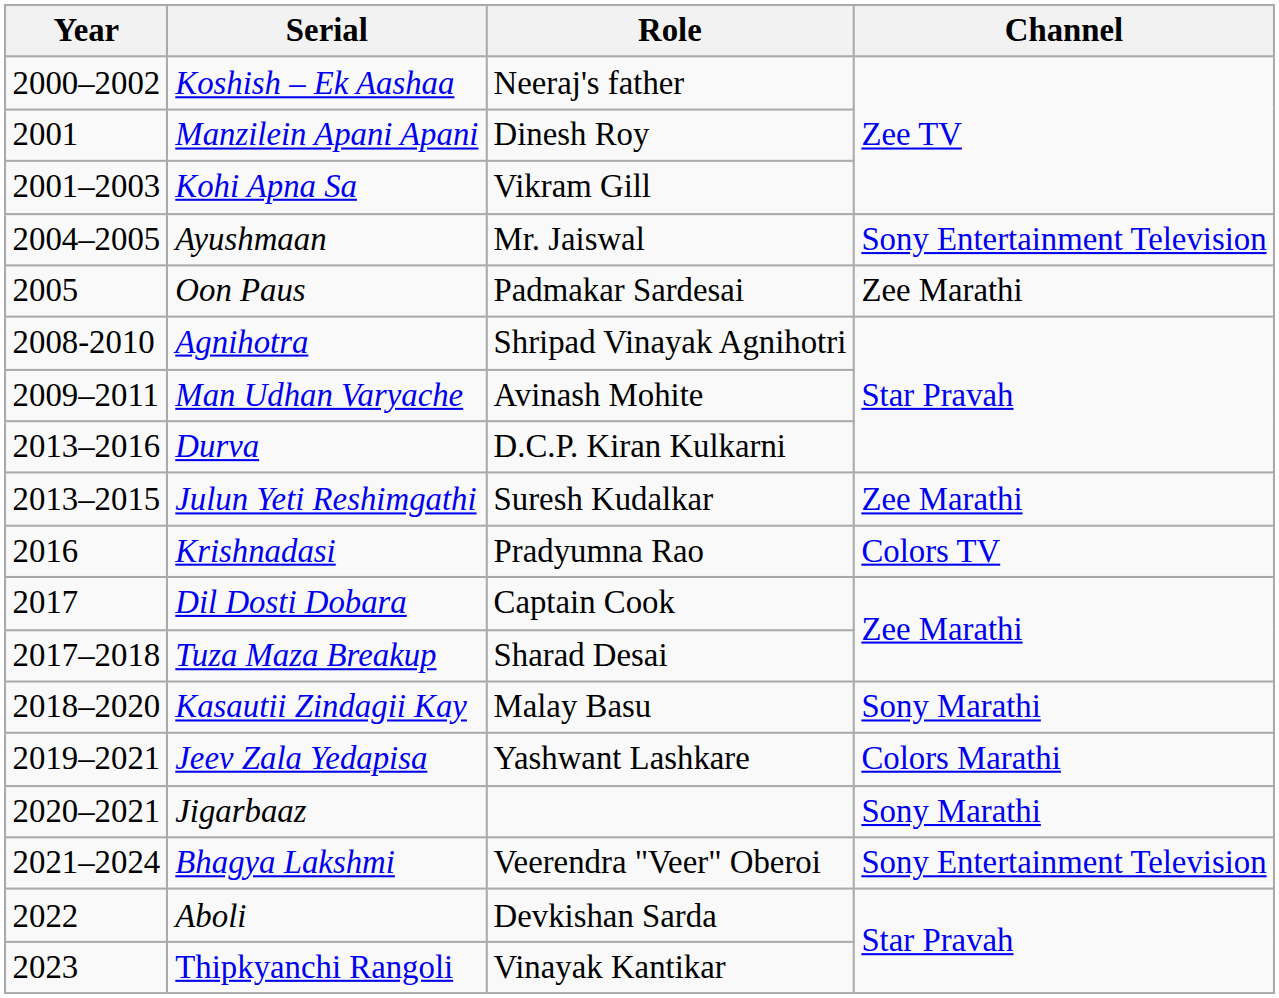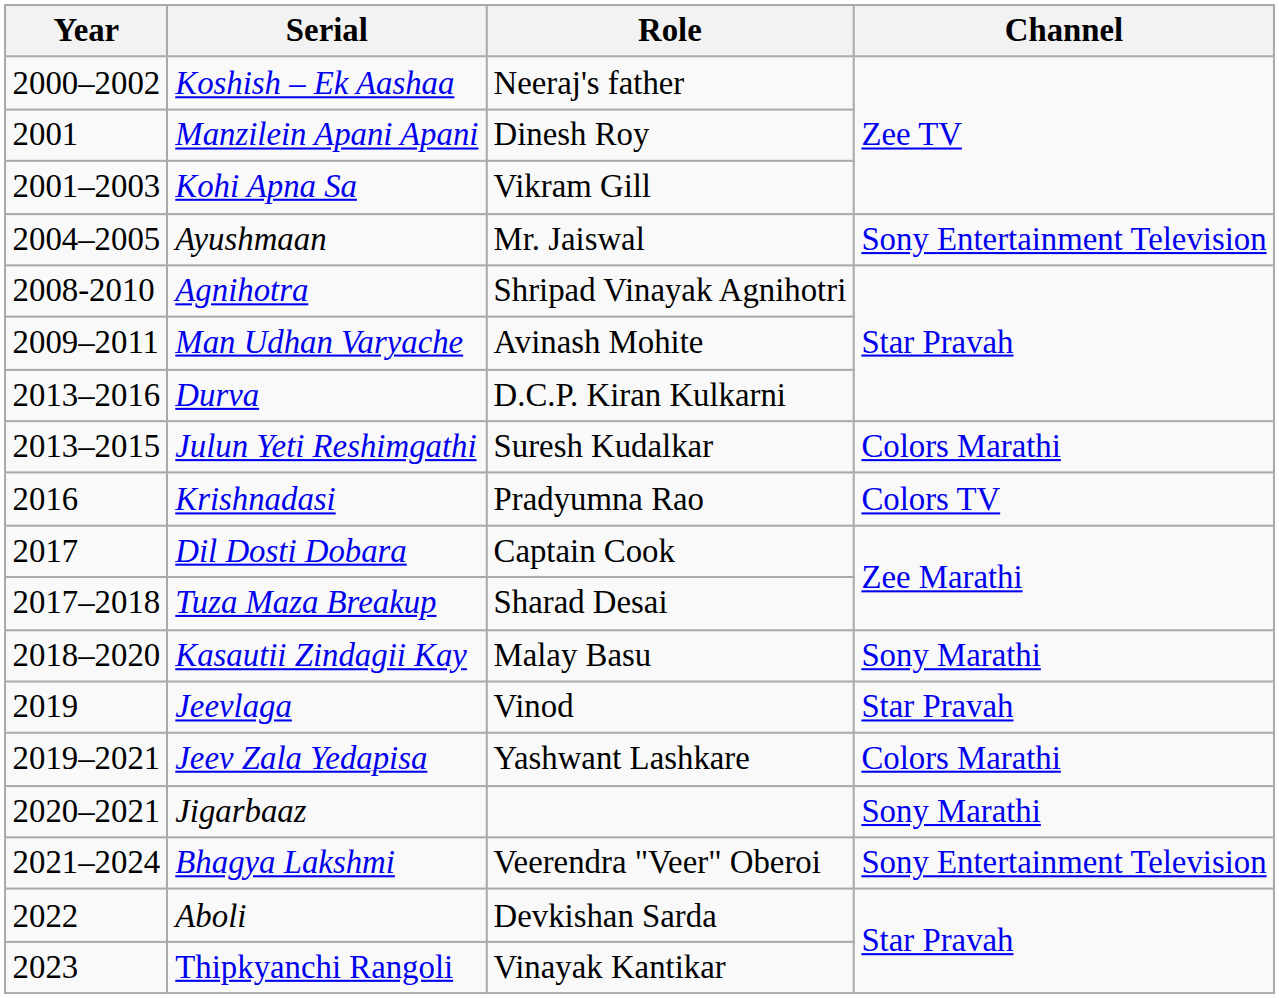- row: (240, 290)
(942, 498) Zee Marathi -> (961, 446) Colors Marathi
+ row: (234, 706)
